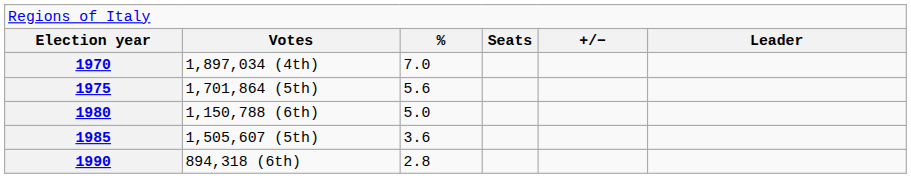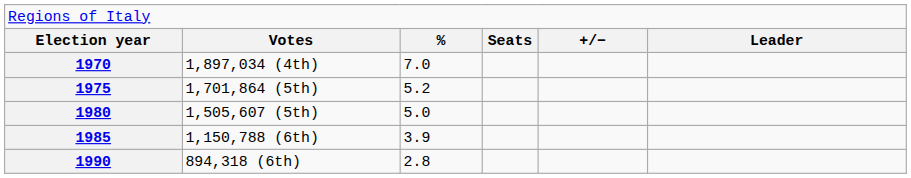(417, 89) 5.6 -> (417, 89) 5.2
(252, 113) 1,150,788 (6th) -> (252, 113) 1,505,607 (5th)
(252, 137) 1,505,607 (5th) -> (252, 137) 1,150,788 (6th)
(417, 137) 3.6 -> (417, 137) 3.9
